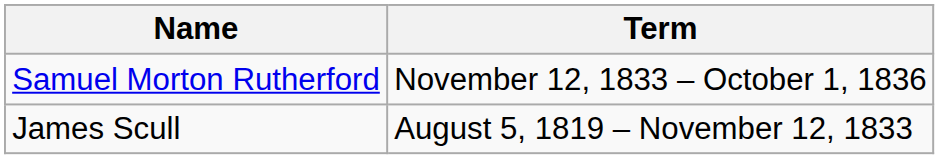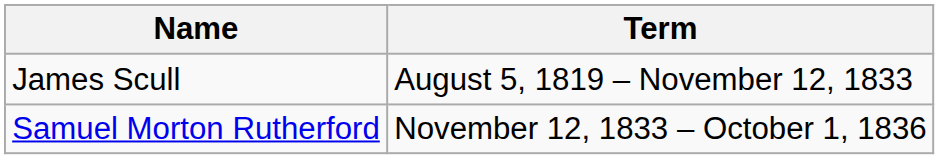rows swapped: (96, 128) <-> (196, 78)
